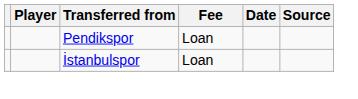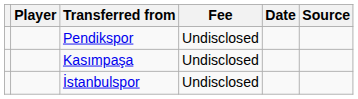(198, 37) Loan -> (220, 37) Undisclosed
+ row: (98, 60)
(198, 60) Loan -> (220, 82) Undisclosed
